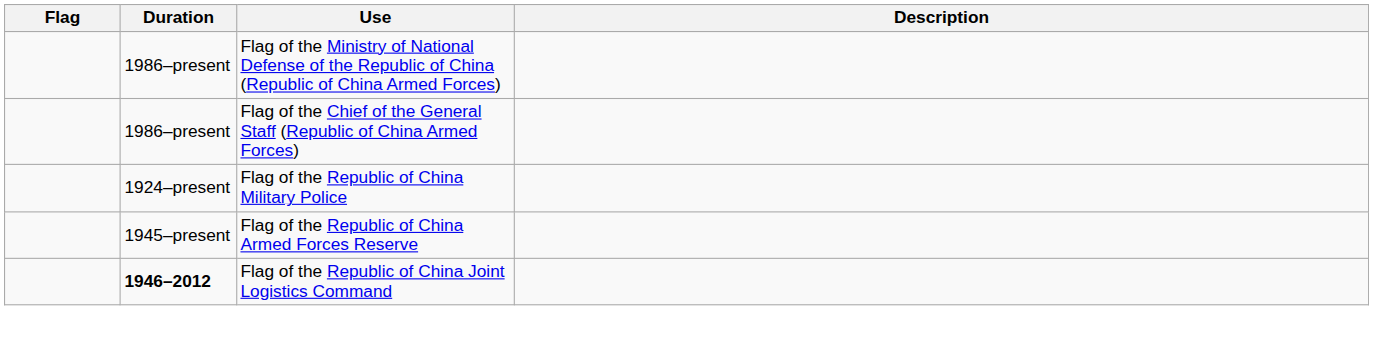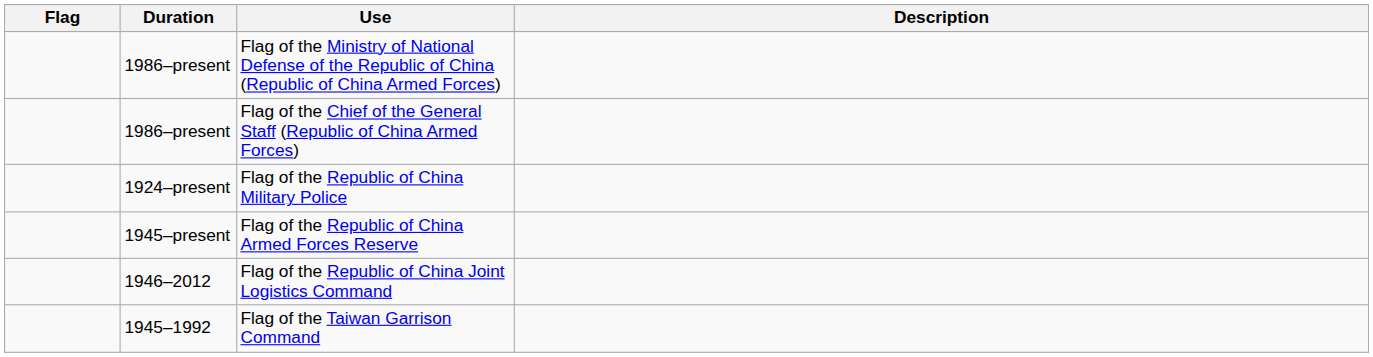(168, 281) bold -> (168, 281) normal
+ row: (346, 328)
